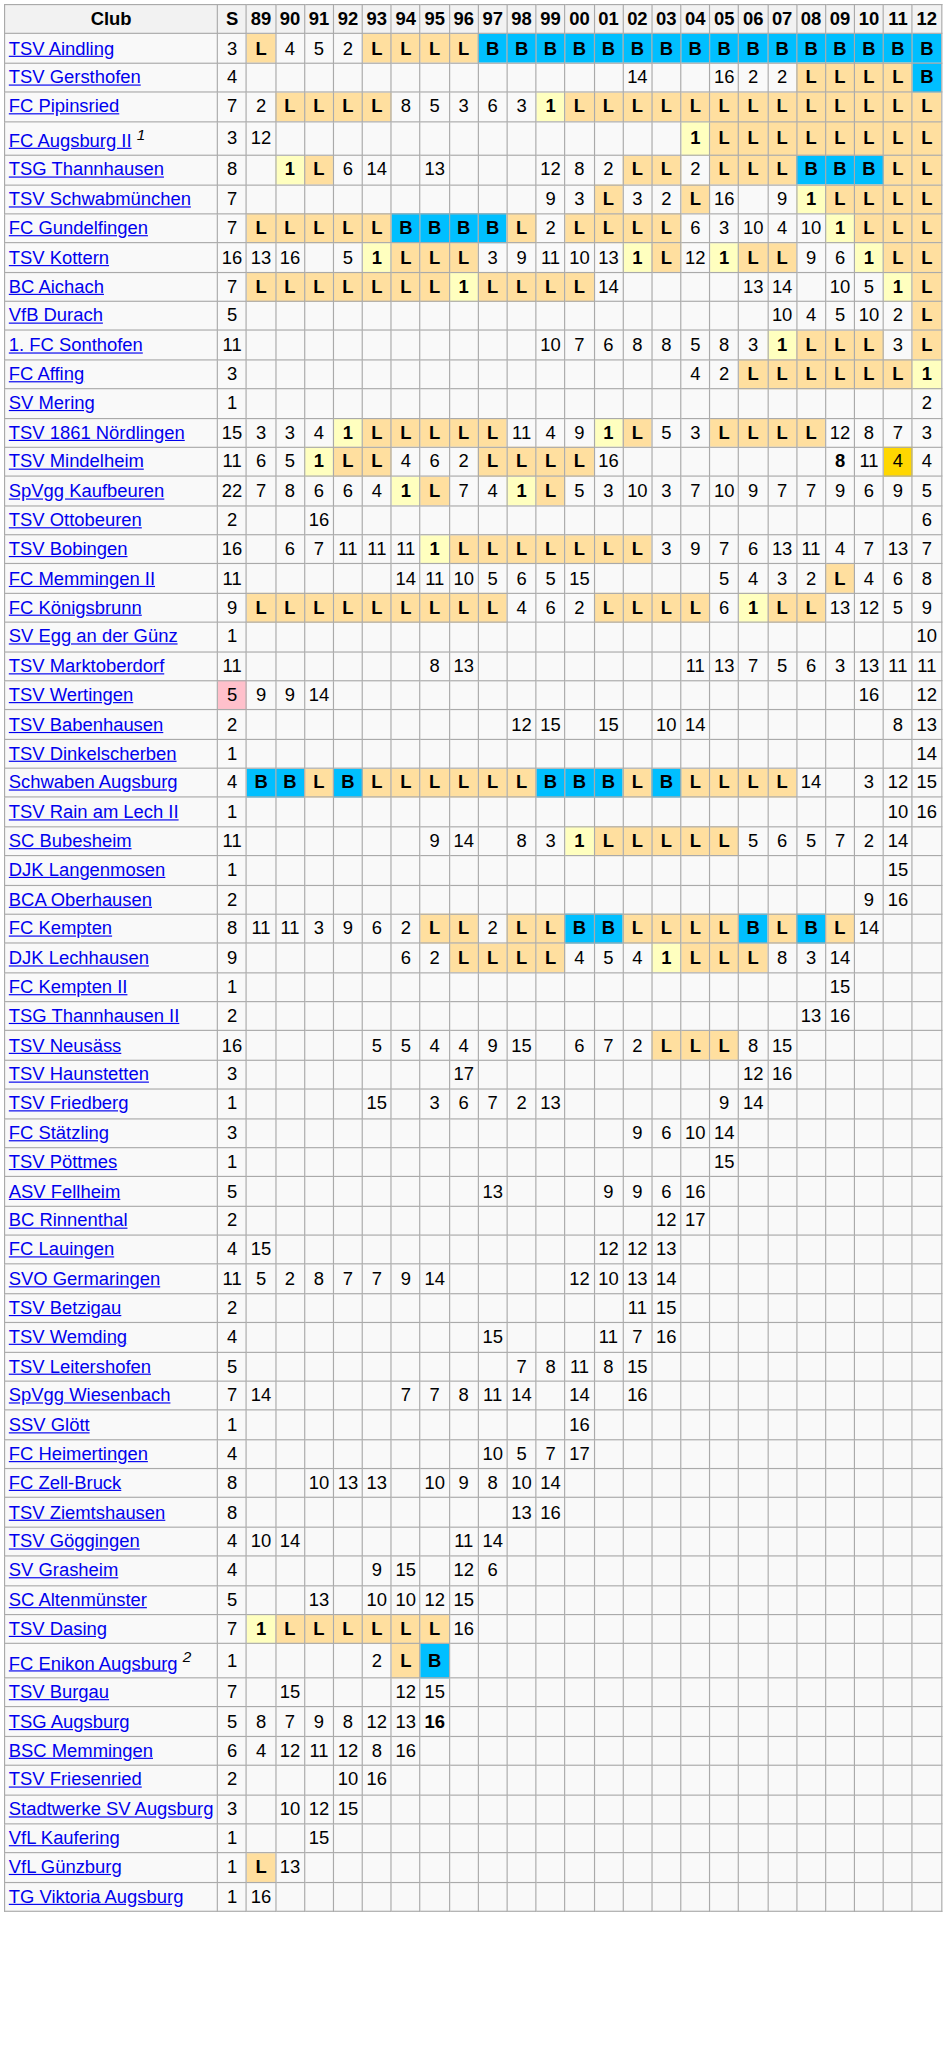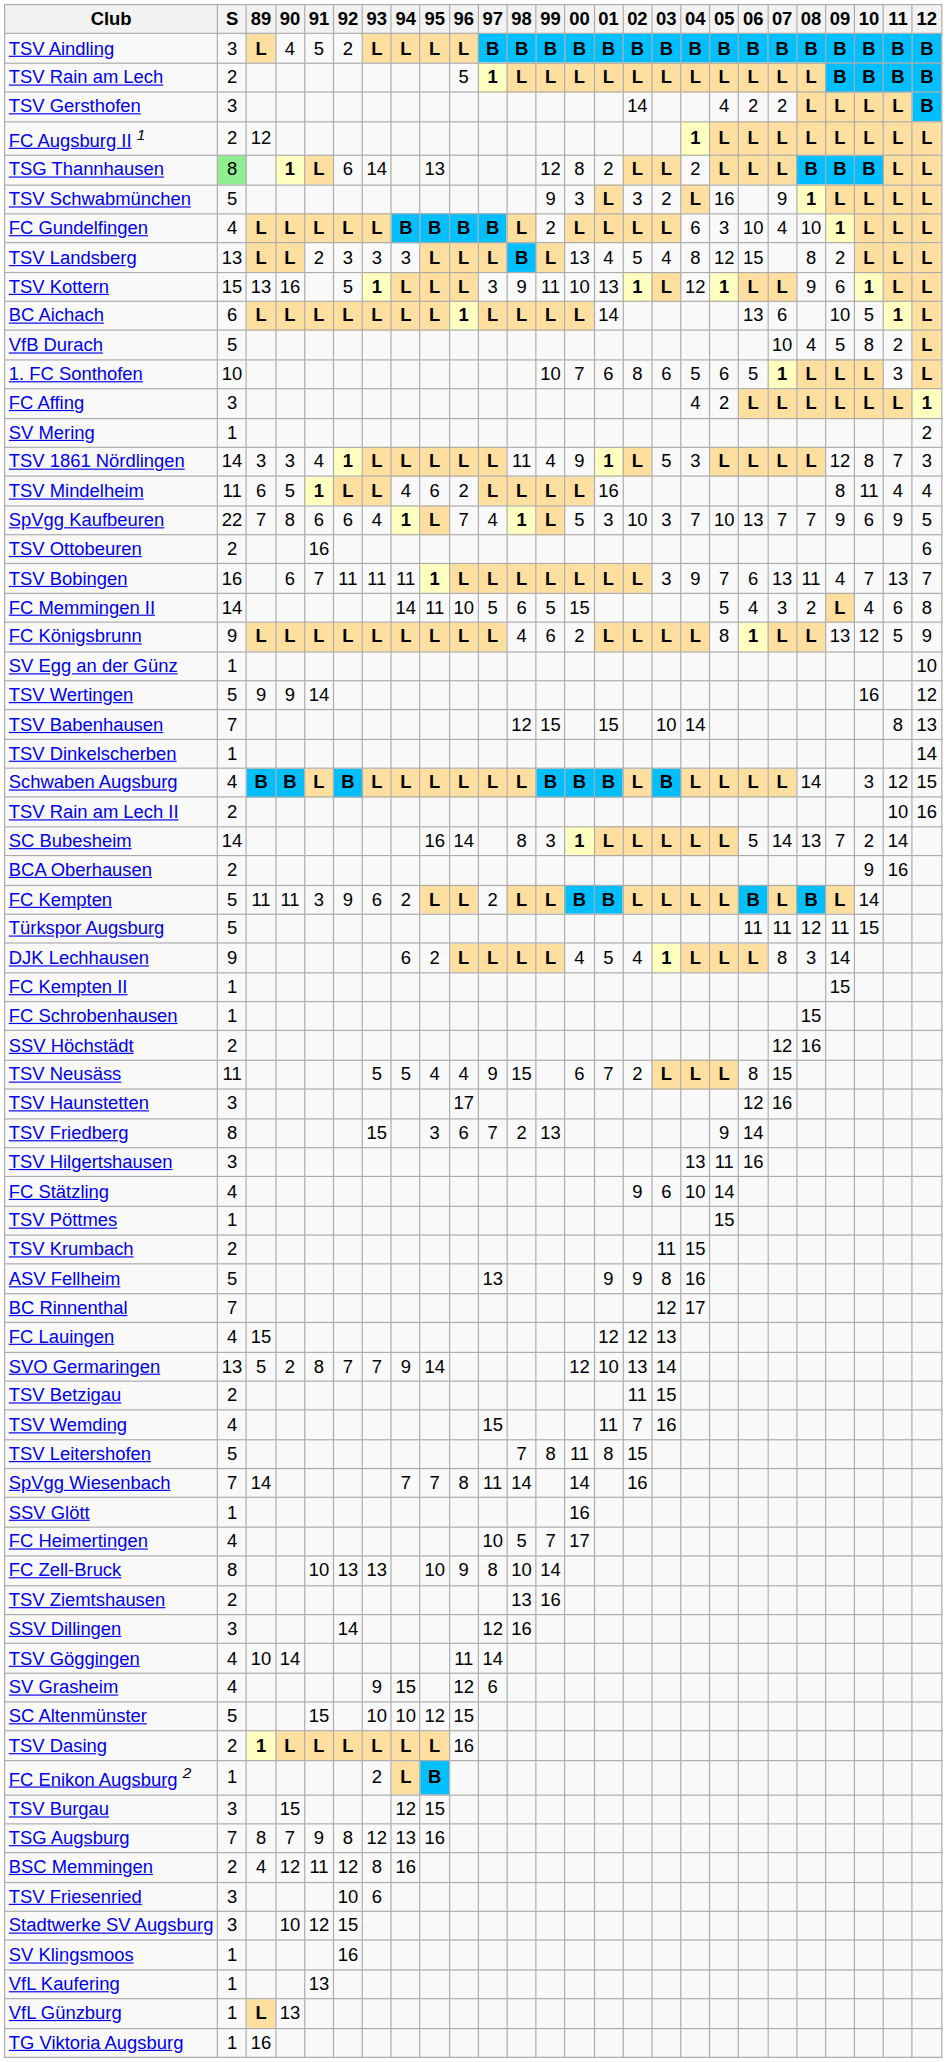+ row: (86, 77)
(232, 77) 4 -> (232, 106) 3
(724, 77) 16 -> (724, 106) 4
- row: (64, 106)
(232, 138) 3 -> (232, 138) 2
(232, 169) no background -> (232, 169) lightgreen background
(232, 199) 7 -> (232, 199) 5
(232, 228) 7 -> (232, 228) 4
+ row: (73, 257)
(232, 257) 16 -> (232, 286) 15
(232, 286) 7 -> (232, 315) 6
(782, 286) 14 -> (782, 315) 6
(869, 315) 10 -> (869, 345) 8
(232, 345) 11 -> (232, 374) 10
(666, 345) 8 -> (666, 374) 6
(724, 345) 8 -> (724, 374) 6
(753, 345) 3 -> (753, 374) 5
(232, 432) 15 -> (232, 461) 14
(840, 461) bold -> (840, 490) normal
(898, 461) gold background -> (898, 490) no background
(753, 490) 9 -> (753, 520) 13
(232, 578) 11 -> (232, 607) 14
(724, 607) 6 -> (724, 636) 8
- row: (87, 666)
(232, 695) pink background -> (232, 695) no background
(232, 724) 2 -> (232, 724) 7
(232, 811) 1 -> (232, 811) 2
(232, 841) 11 -> (232, 841) 14
(435, 841) 9 -> (435, 841) 16
(782, 841) 6 -> (782, 841) 14
(811, 841) 5 -> (811, 841) 13
- row: (87, 870)
(232, 928) 8 -> (232, 899) 5
+ row: (87, 928)
- row: (94, 1016)
+ row: (93, 1016)
+ row: (71, 1045)
(232, 1045) 16 -> (232, 1074) 11
(232, 1103) 1 -> (232, 1132) 8
+ row: (91, 1162)
(232, 1132) 3 -> (232, 1191) 4
+ row: (71, 1249)
(666, 1191) 6 -> (666, 1278) 8
(232, 1220) 2 -> (232, 1308) 7
(232, 1278) 11 -> (232, 1366) 13
(232, 1512) 8 -> (232, 1599) 2
+ row: (65, 1629)
(319, 1599) 13 -> (319, 1716) 15
(232, 1629) 7 -> (232, 1745) 2
(232, 1692) 7 -> (232, 1809) 3
(232, 1721) 5 -> (232, 1838) 7
(435, 1721) bold -> (435, 1838) normal
(232, 1750) 6 -> (232, 1867) 2
(232, 1779) 2 -> (232, 1896) 3
(377, 1779) 16 -> (377, 1896) 6
+ row: (71, 1955)
(319, 1838) 15 -> (319, 1984) 13
